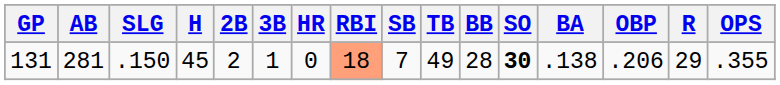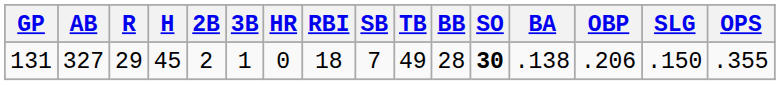columns swapped: (689, 24) <-> (143, 24)
(83, 61) 281 -> (83, 61) 327
(356, 61) lightsalmon background -> (329, 61) no background
